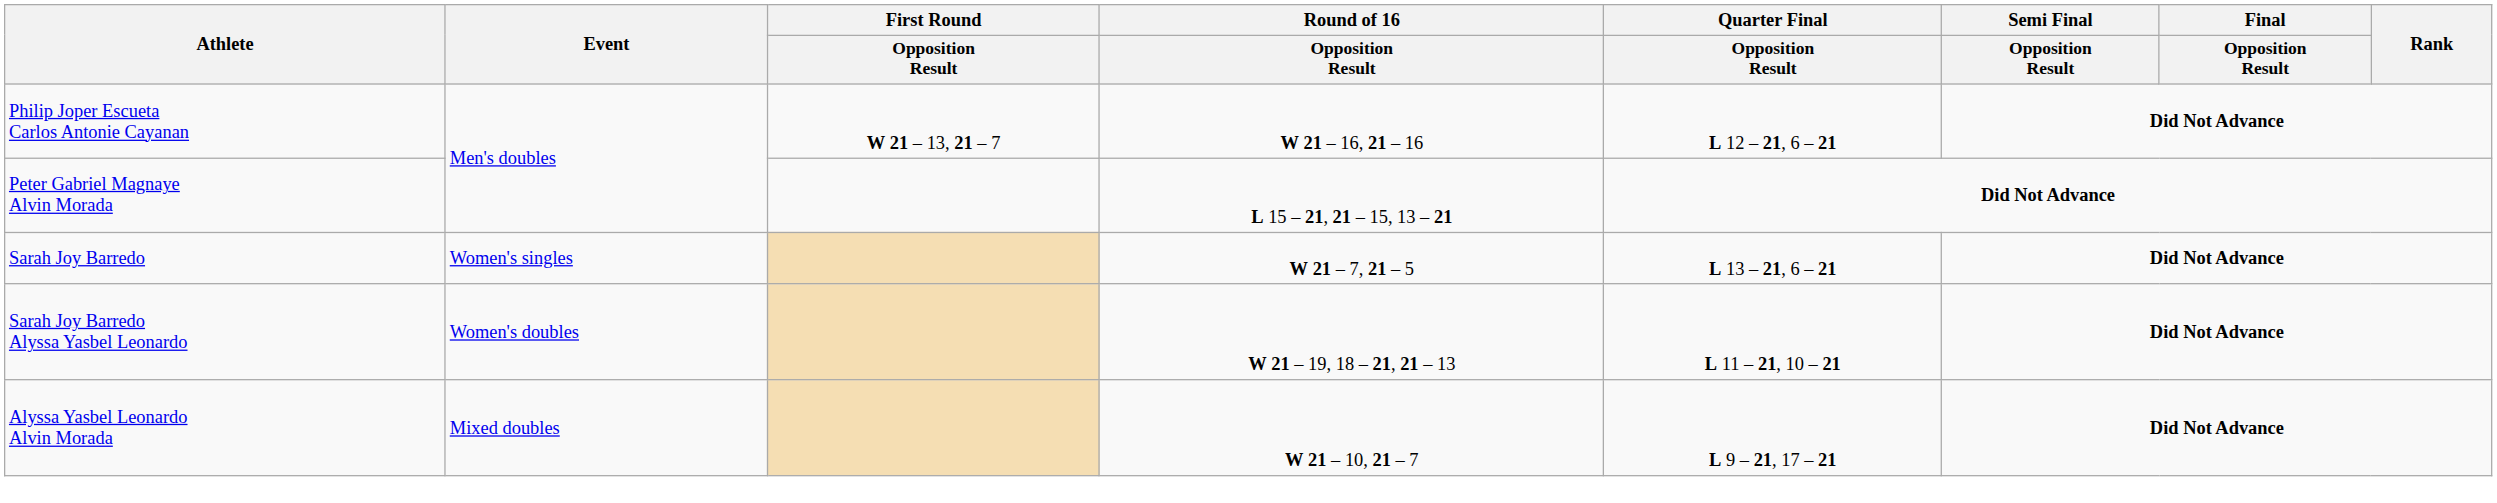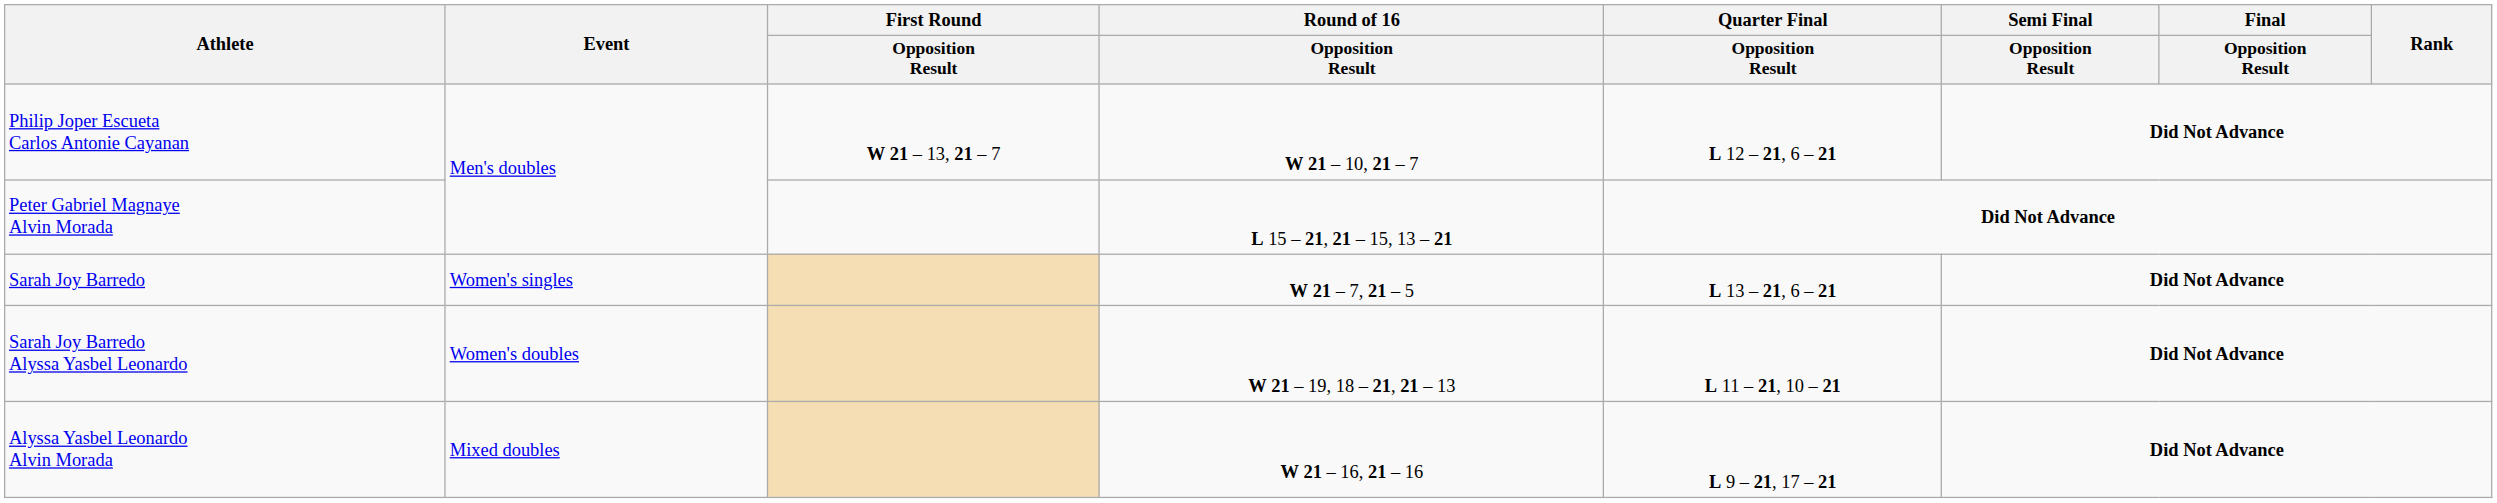(1352, 143) W 21 – 16, 21 – 16 -> (1352, 165) W 21 – 10, 21 – 7
(1352, 460) W 21 – 10, 21 – 7 -> (1352, 471) W 21 – 16, 21 – 16
